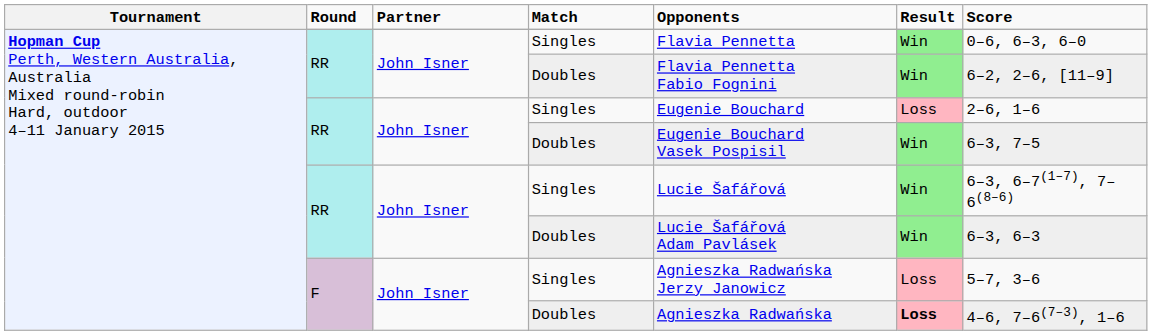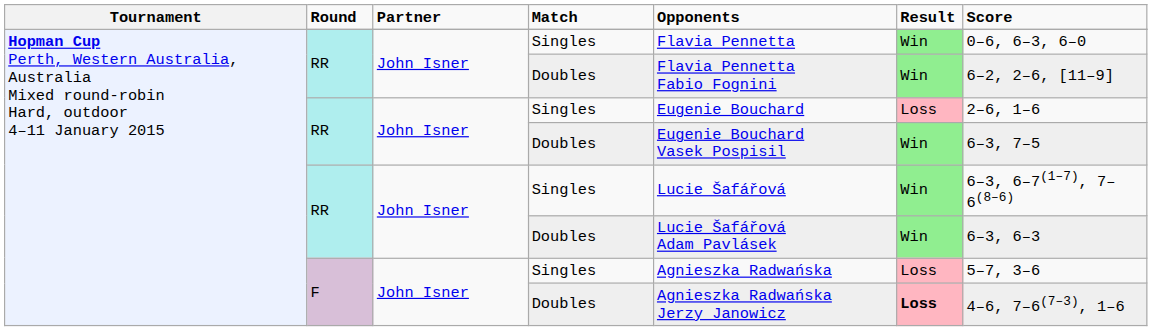(744, 280) Agnieszka Radwańska Jerzy Janowicz -> (744, 271) Agnieszka Radwańska
(744, 315) Agnieszka Radwańska -> (744, 305) Agnieszka Radwańska Jerzy Janowicz
